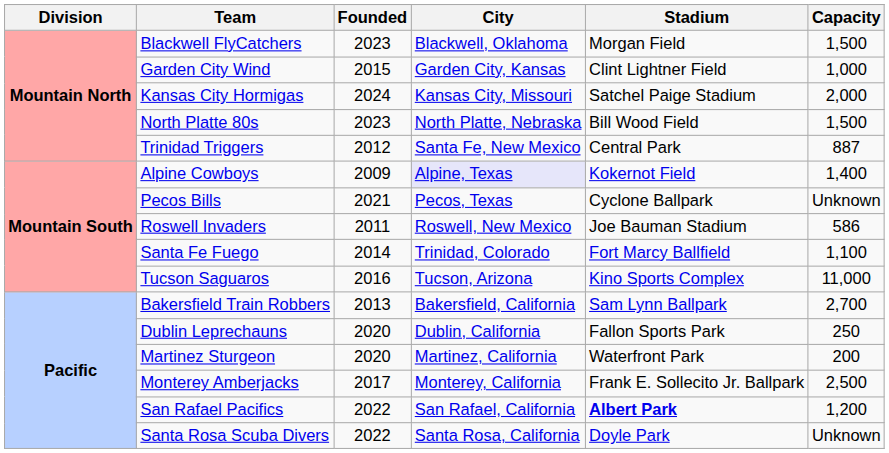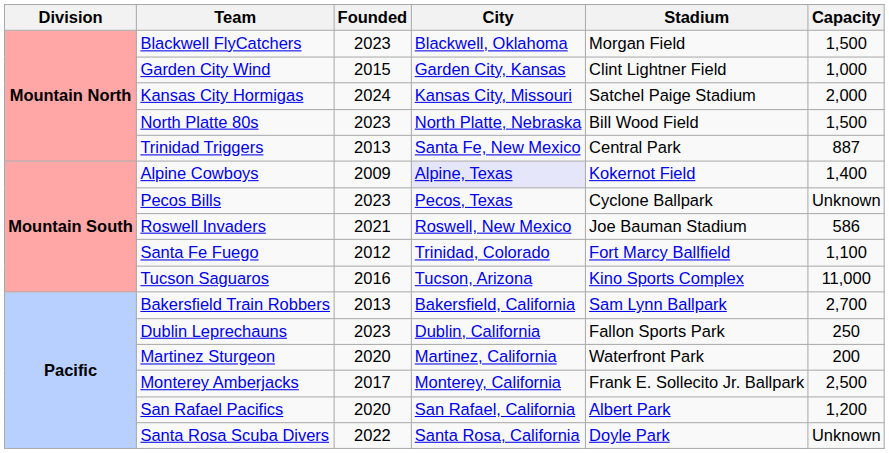(372, 148) 2012 -> (372, 148) 2013
(372, 200) 2021 -> (372, 200) 2023
(372, 226) 2011 -> (372, 226) 2021
(372, 252) 2014 -> (372, 252) 2012
(372, 331) 2020 -> (372, 331) 2023
(372, 409) 2022 -> (372, 409) 2020
(633, 409) bold -> (630, 409) normal
